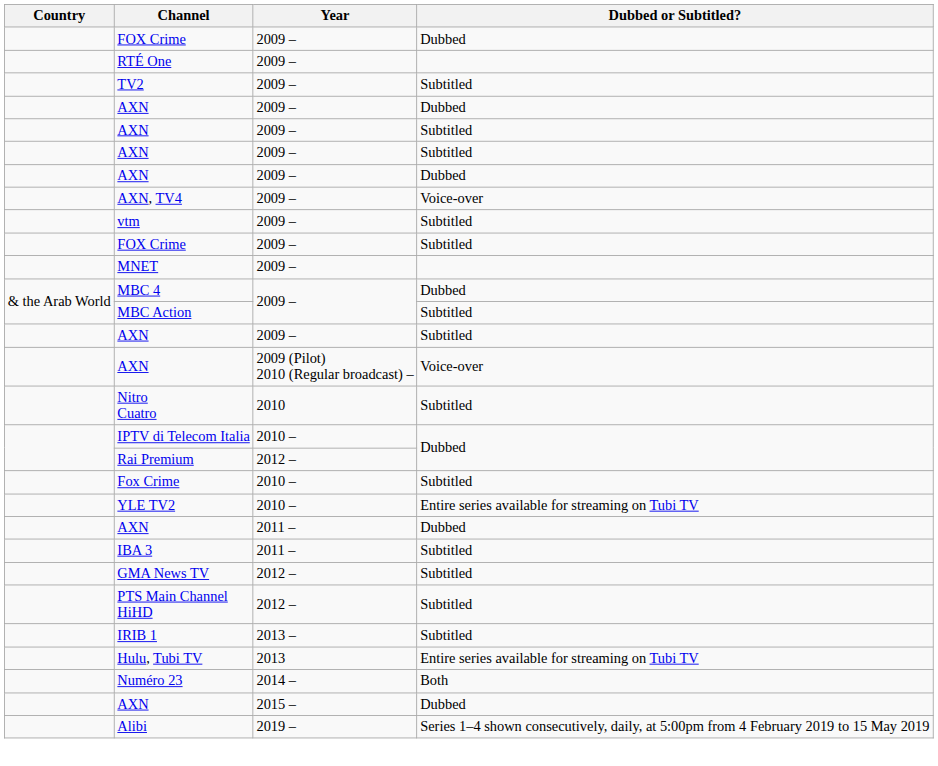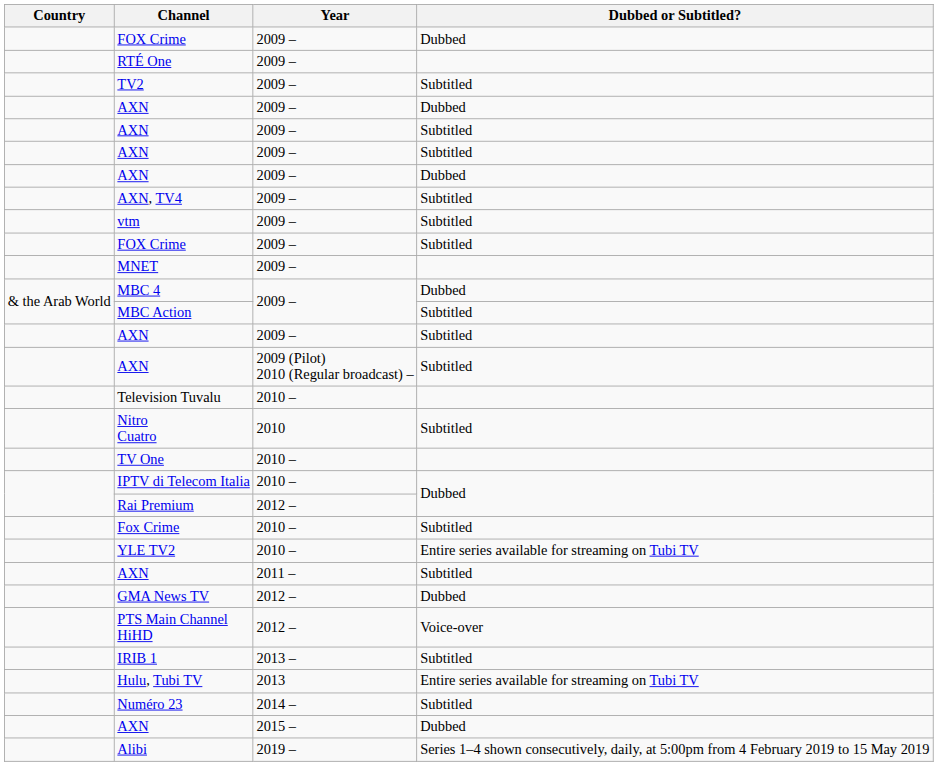(452, 198) Voice-over -> (446, 198) Subtitled
(452, 366) Voice-over -> (446, 366) Subtitled
+ row: (169, 397)
+ row: (141, 459)
(443, 527) Dubbed -> (446, 573) Subtitled
- row: (135, 550)
(446, 573) Subtitled -> (443, 596) Dubbed
(446, 604) Subtitled -> (452, 627) Voice-over
(434, 681) Both -> (446, 703) Subtitled
